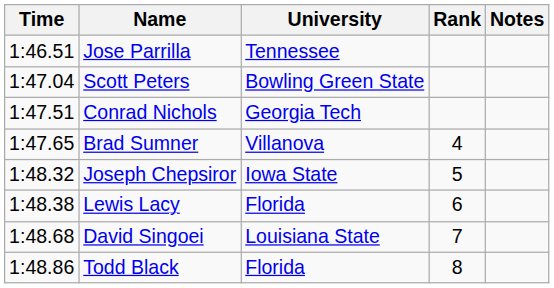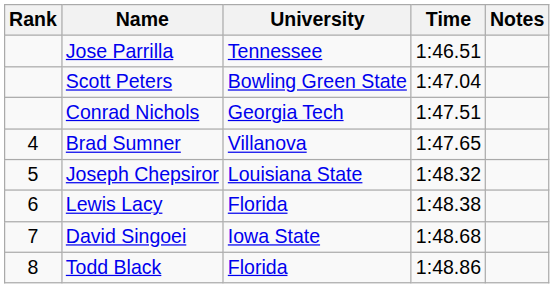columns swapped: (457, 19) <-> (42, 19)
(291, 174) Iowa State -> (295, 174) Louisiana State
(313, 236) Louisiana State -> (274, 236) Iowa State
